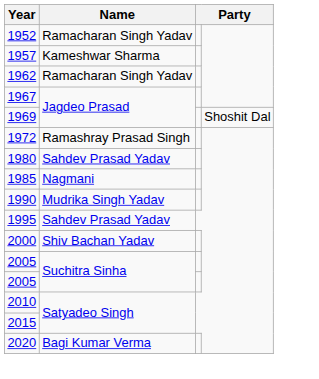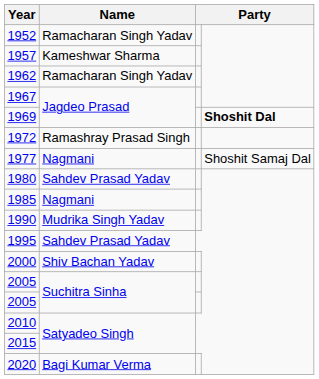(237, 117) normal -> (240, 117) bold
+ row: (22, 158)
